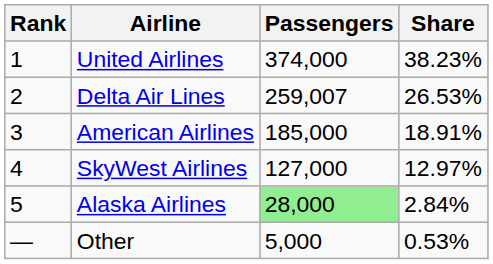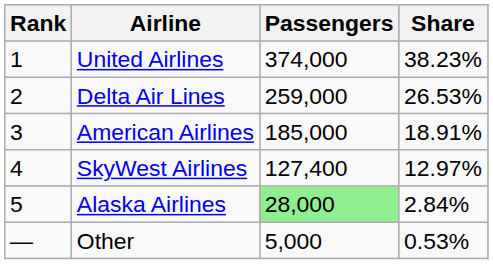(306, 96) 259,007 -> (306, 96) 259,000
(306, 168) 127,000 -> (306, 168) 127,400
